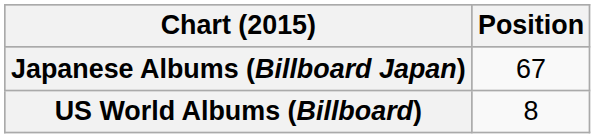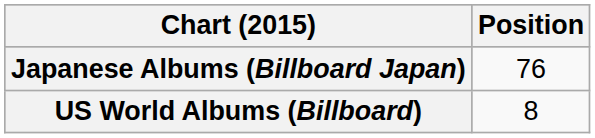(531, 68) 67 -> (531, 68) 76
